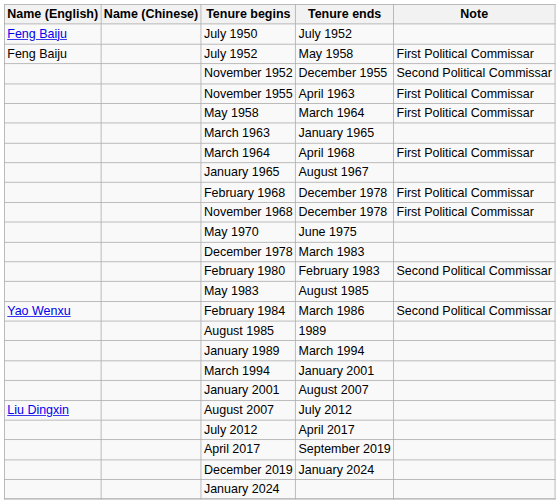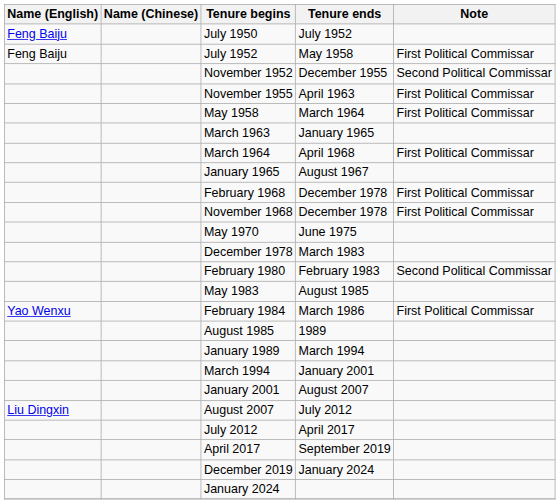(474, 311) Second Political Commissar -> (465, 311) First Political Commissar
